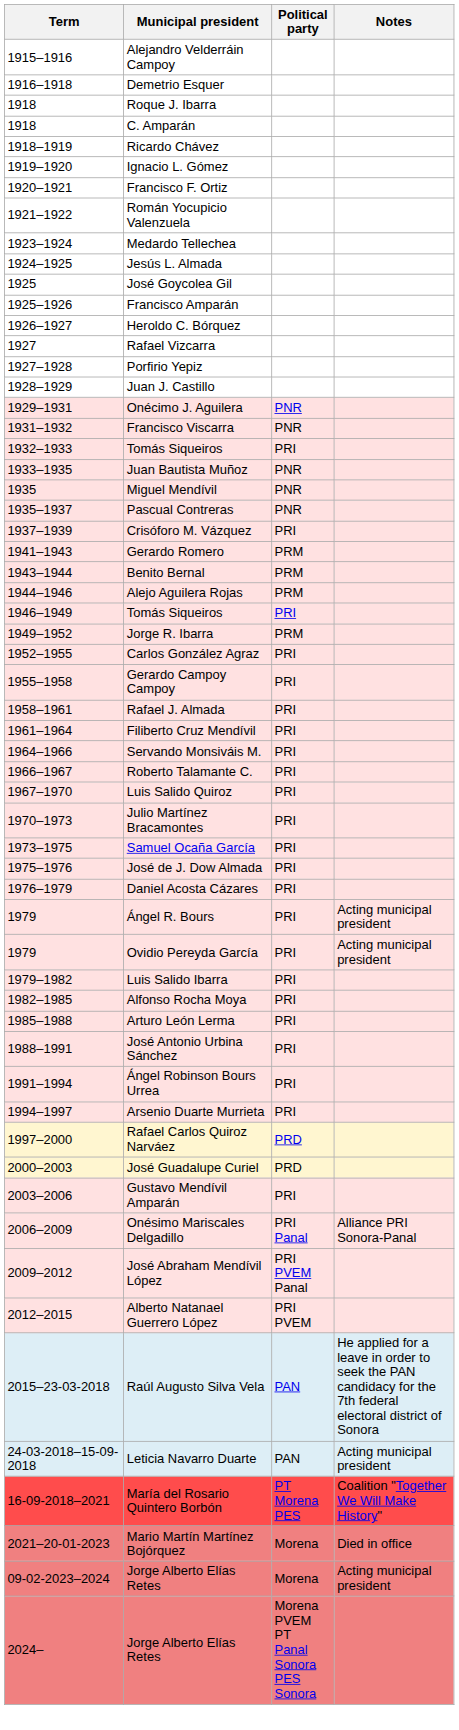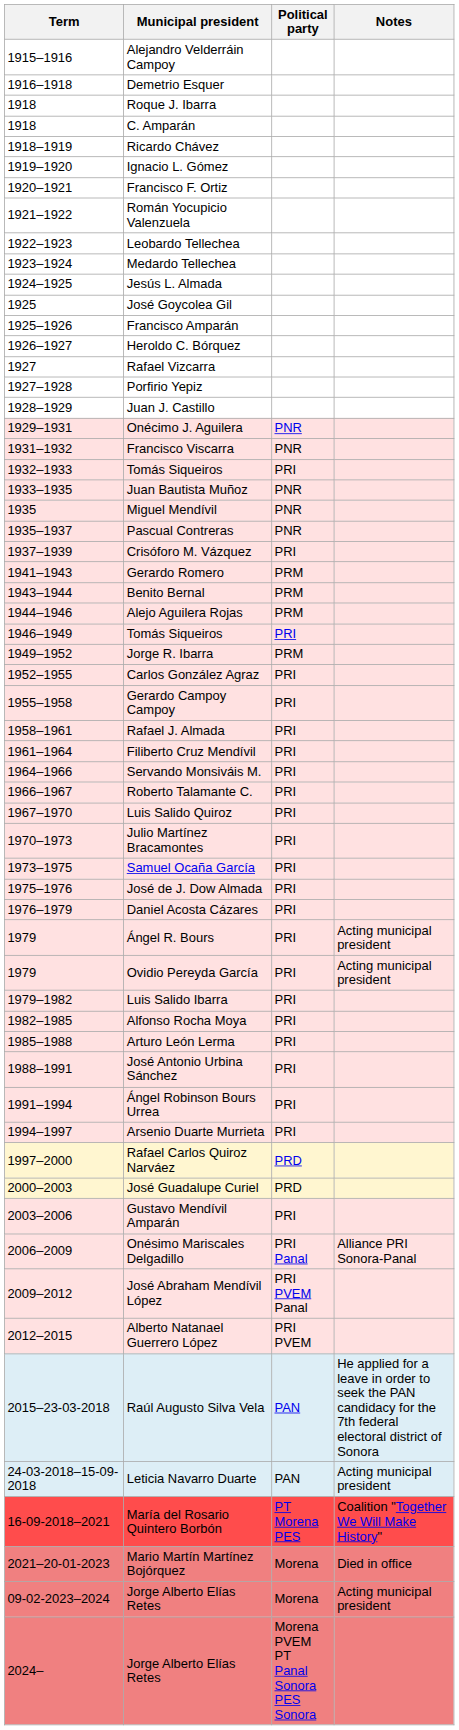+ row: (40, 243)
